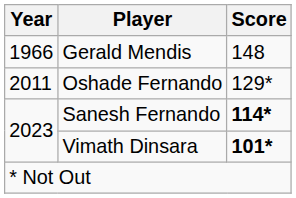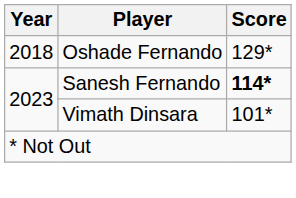- row: (127, 51)
(31, 83) 2011 -> (31, 51) 2018
(252, 146) bold -> (252, 114) normal
